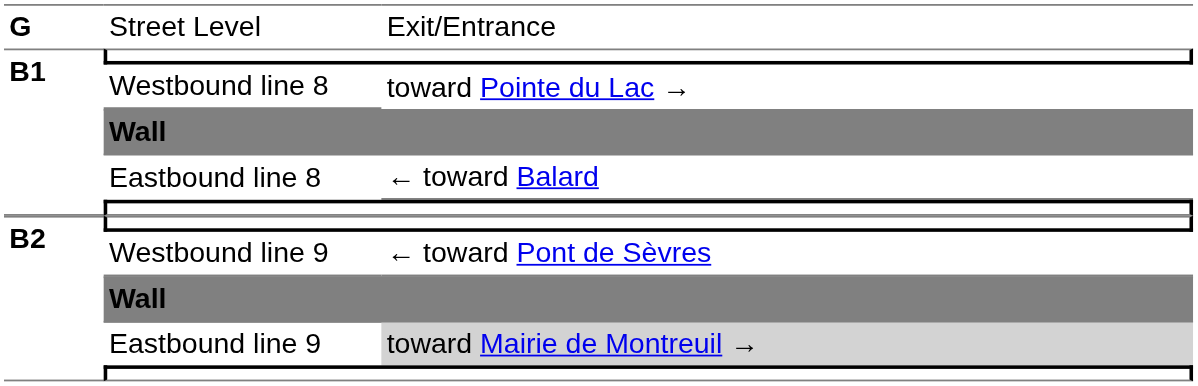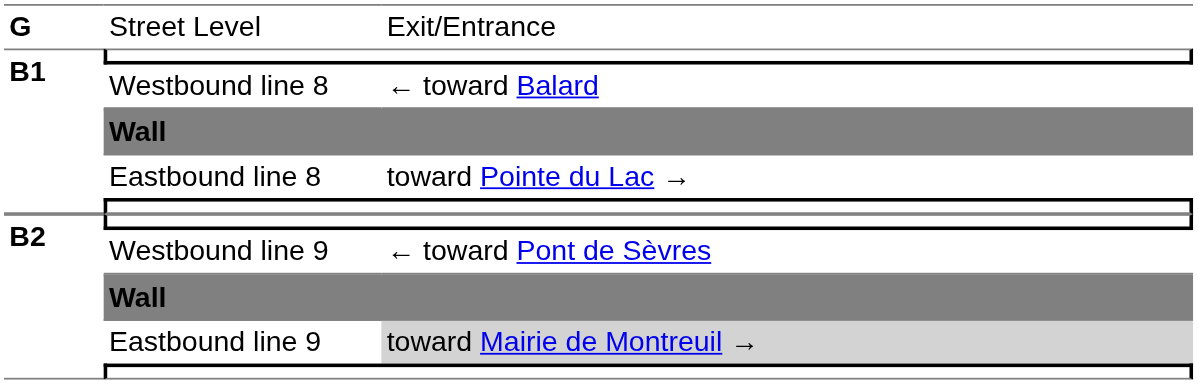(539, 86) toward Pointe du Lac → -> (493, 85) ← toward Balard
(493, 176) ← toward Balard -> (539, 176) toward Pointe du Lac →
